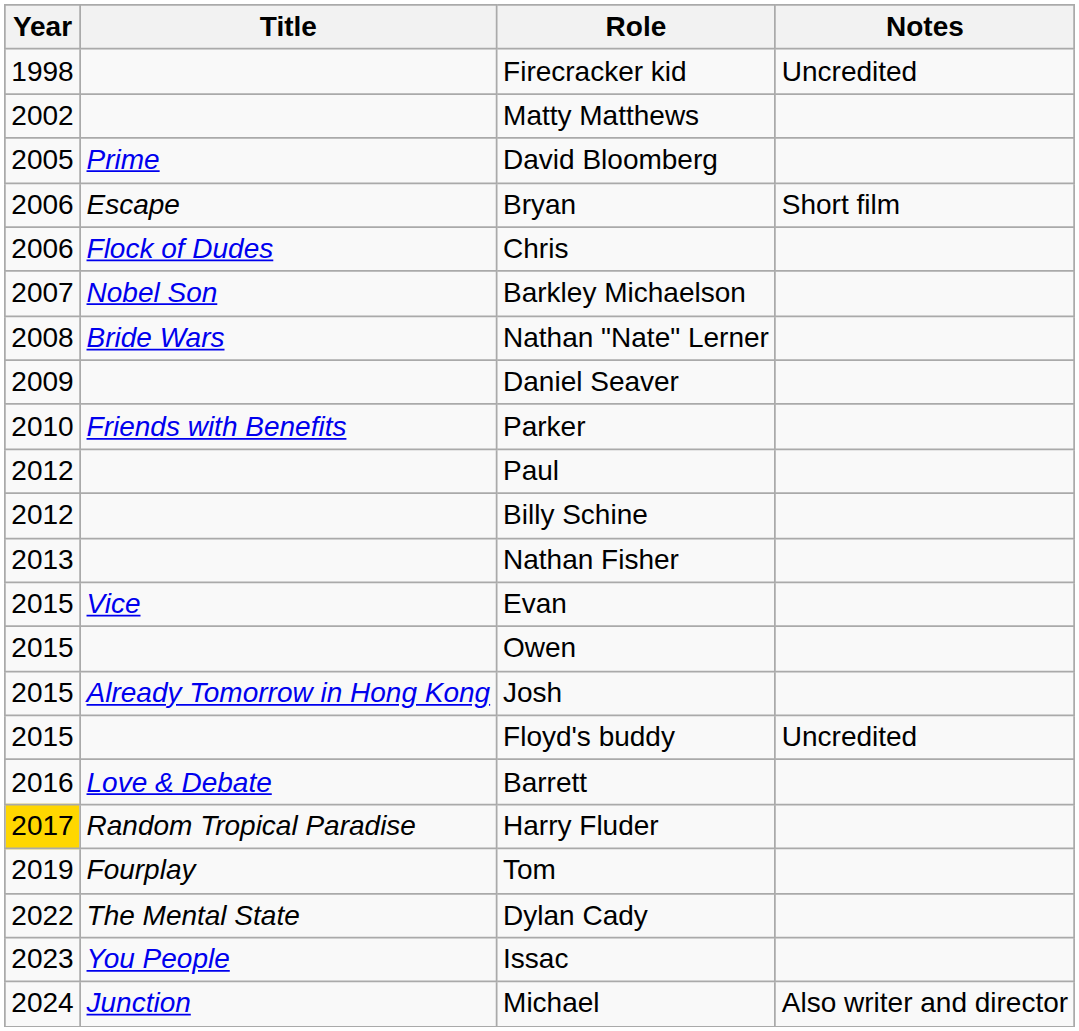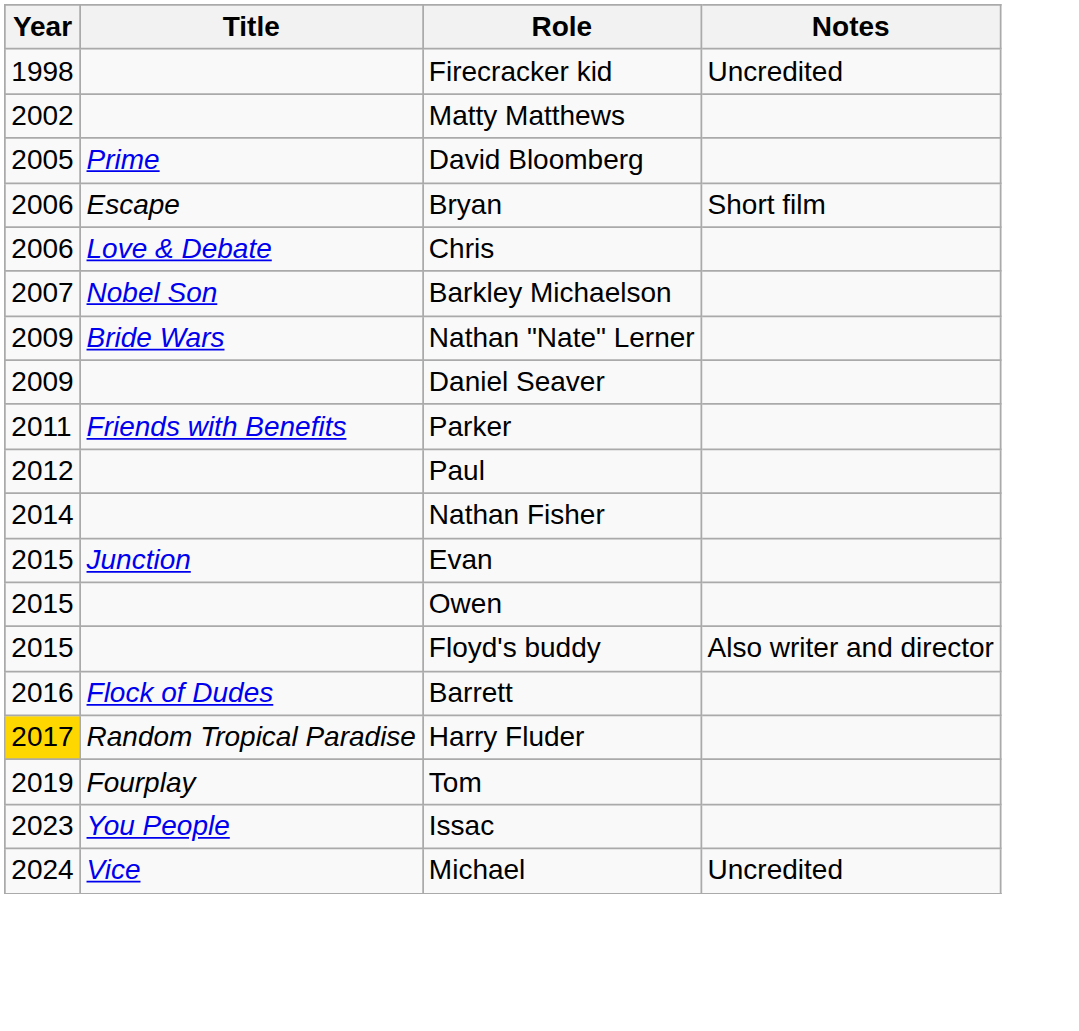(180, 248) Flock of Dudes -> (179, 248) Love & Debate
(42, 337) 2008 -> (42, 337) 2009
(42, 426) 2010 -> (41, 426) 2011
- row: (575, 515)
(42, 559) 2013 -> (42, 515) 2014
(114, 603) Vice -> (139, 559) Junction
- row: (533, 692)
(849, 737) Uncredited -> (851, 648) Also writer and director
(179, 781) Love & Debate -> (180, 692) Flock of Dudes
- row: (575, 914)
(139, 1003) Junction -> (114, 870) Vice
(925, 1003) Also writer and director -> (775, 870) Uncredited
